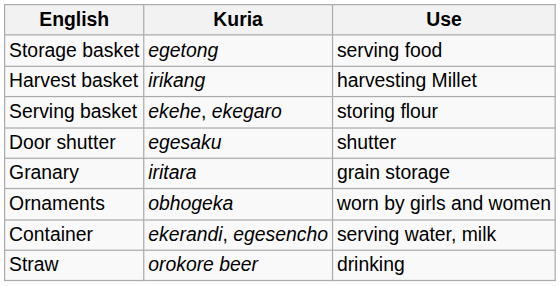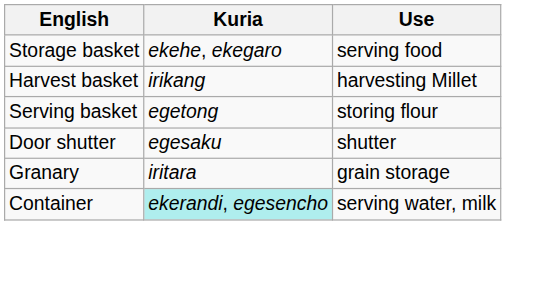(183, 50) egetong -> (215, 50) ekehe, ekegaro
(215, 111) ekehe, ekegaro -> (183, 111) egetong
- row: (57, 204)
(238, 234) no background -> (238, 204) paleturquoise background
- row: (34, 265)
